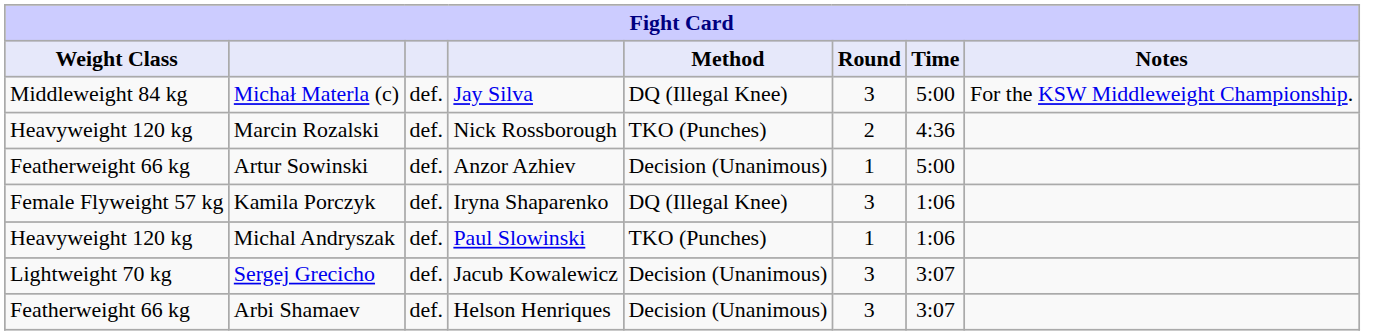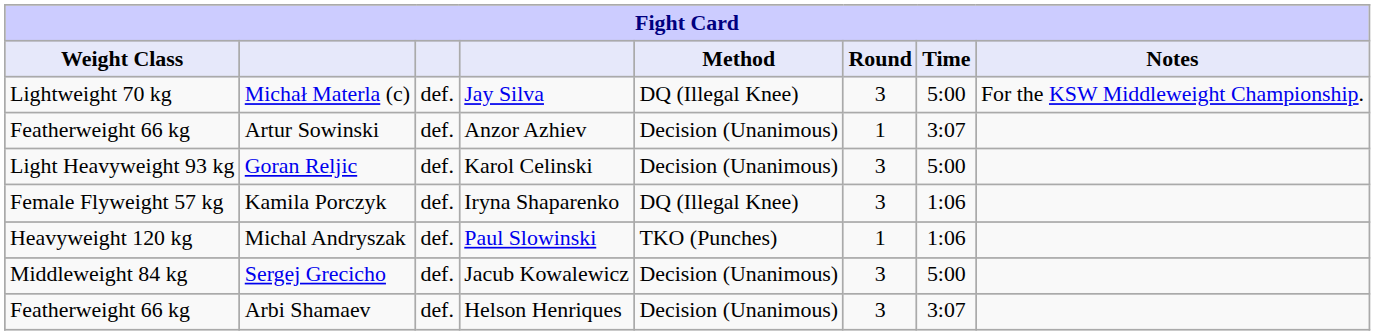(99, 94) Middleweight 84 kg -> (91, 94) Lightweight 70 kg
- row: (306, 130)
(935, 166) 5:00 -> (946, 130) 3:07
+ row: (301, 166)
(91, 274) Lightweight 70 kg -> (99, 274) Middleweight 84 kg
(935, 274) 3:07 -> (946, 274) 5:00
